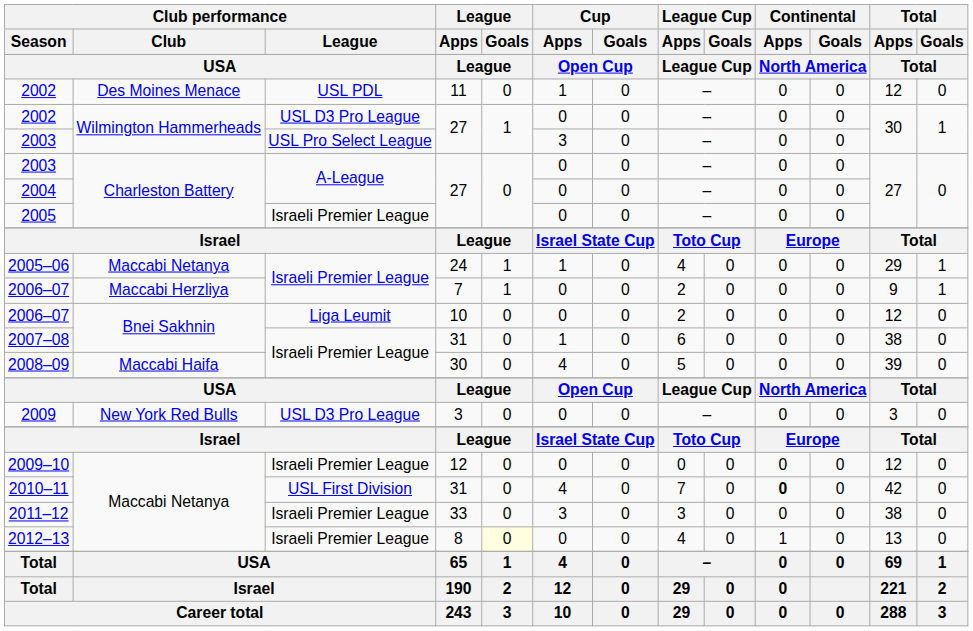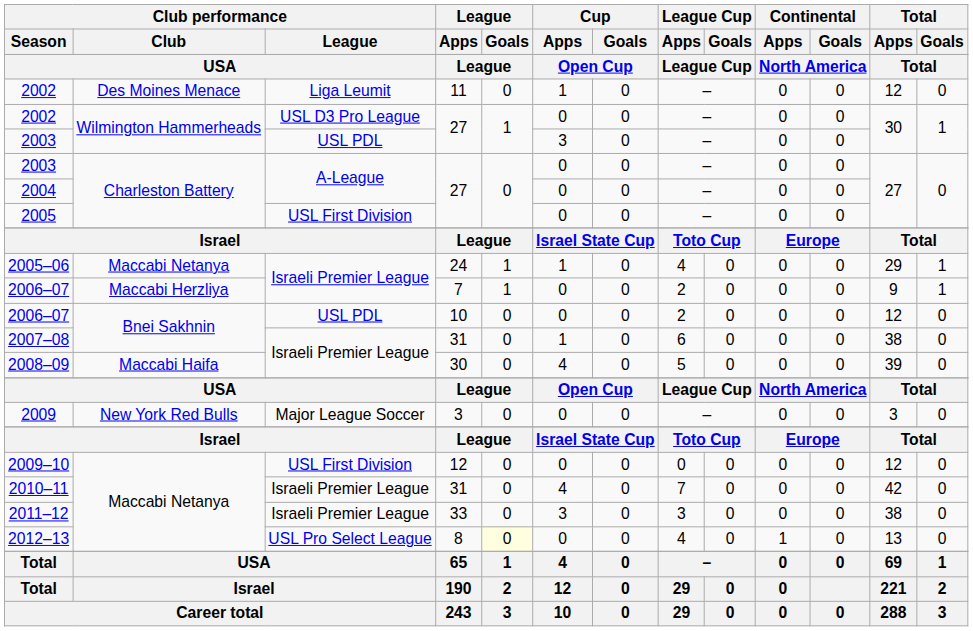(350, 91) USL PDL -> (350, 91) Liga Leumit
(350, 141) USL Pro Select League -> (350, 141) USL PDL
(350, 215) Israeli Premier League -> (350, 215) USL First Division
(350, 315) Liga Leumit -> (350, 315) USL PDL
(350, 414) USL D3 Pro League -> (350, 414) Major League Soccer
(350, 464) Israeli Premier League -> (350, 464) USL First Division
(350, 489) USL First Division -> (350, 489) Israeli Premier League
(783, 489) bold -> (783, 489) normal
(350, 539) Israeli Premier League -> (350, 539) USL Pro Select League
